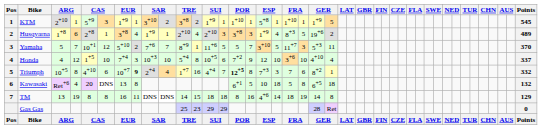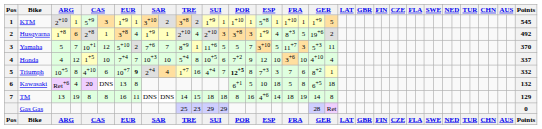(526, 34) 489 -> (526, 34) 492
(136, 59) 3 -> (136, 59) 7
